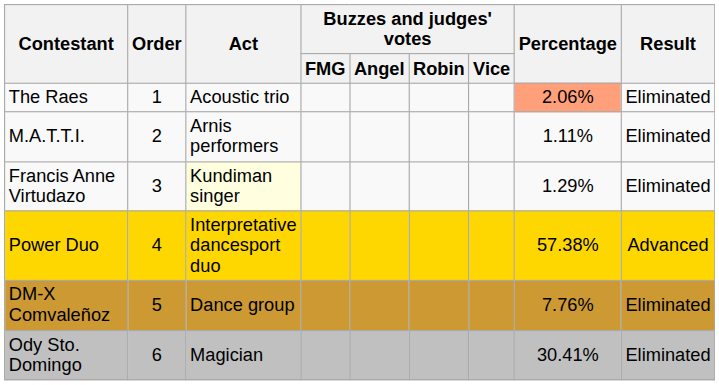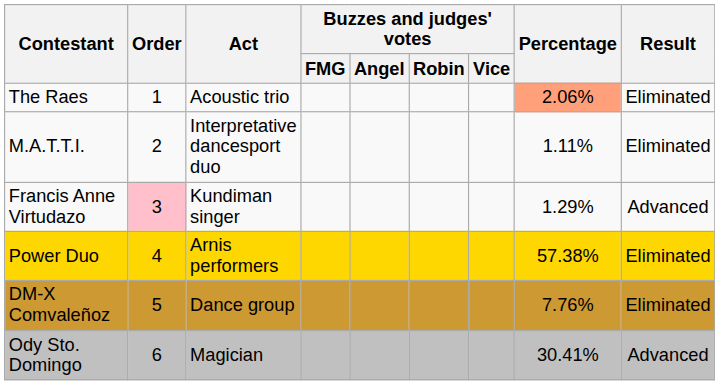(234, 136) Arnis performers -> (243, 146) Interpretative dancesport duo
(157, 185) no background -> (157, 206) pink background
(231, 185) lightyellow background -> (231, 206) no background
(668, 185) Eliminated -> (668, 206) Advanced
(243, 245) Interpretative dancesport duo -> (234, 255) Arnis performers
(668, 245) Advanced -> (668, 255) Eliminated
(668, 354) Eliminated -> (668, 354) Advanced
